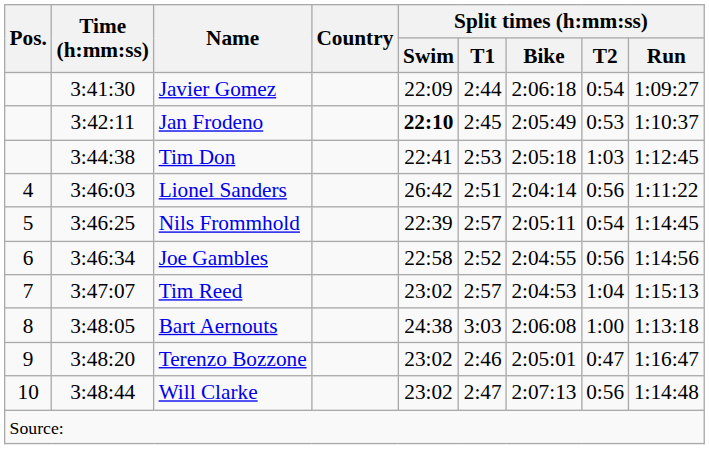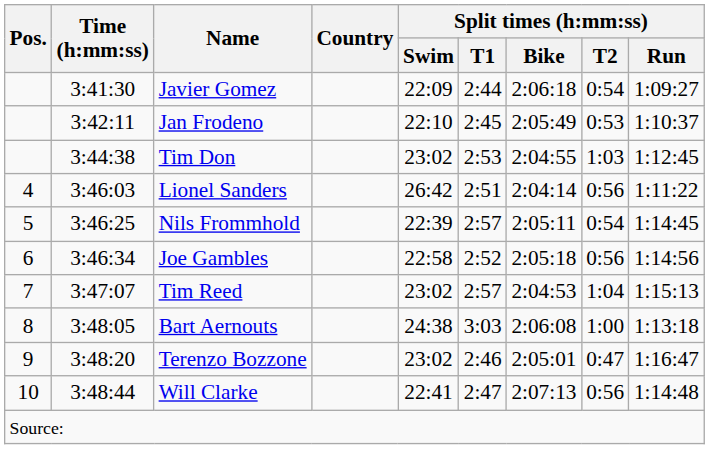(429, 122) bold -> (429, 122) normal
(429, 156) 22:41 -> (429, 156) 23:02
(544, 156) 2:05:18 -> (544, 156) 2:04:55
(544, 257) 2:04:55 -> (544, 257) 2:05:18
(429, 392) 23:02 -> (429, 392) 22:41
